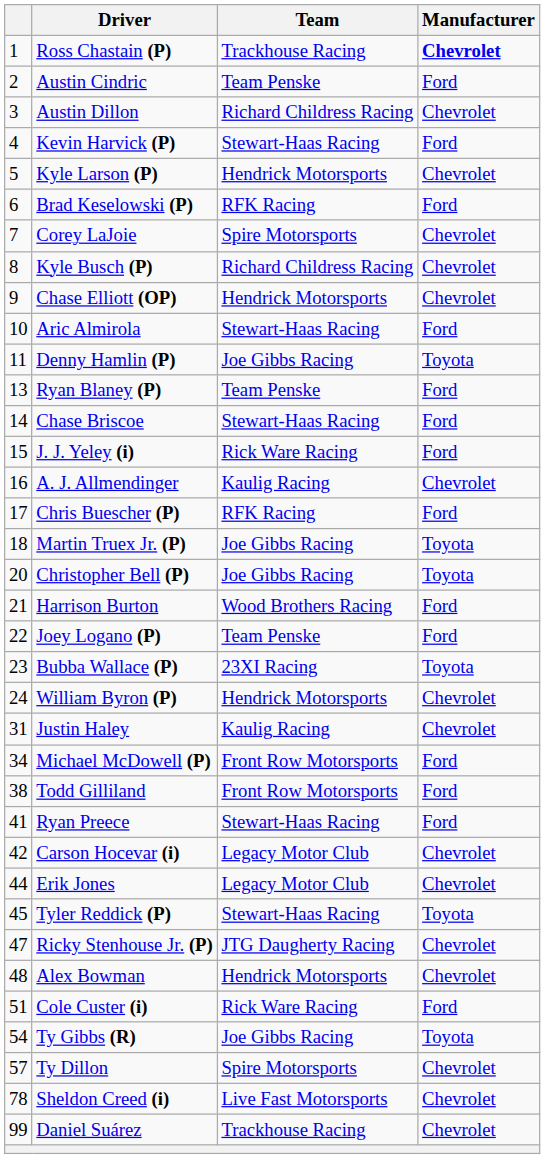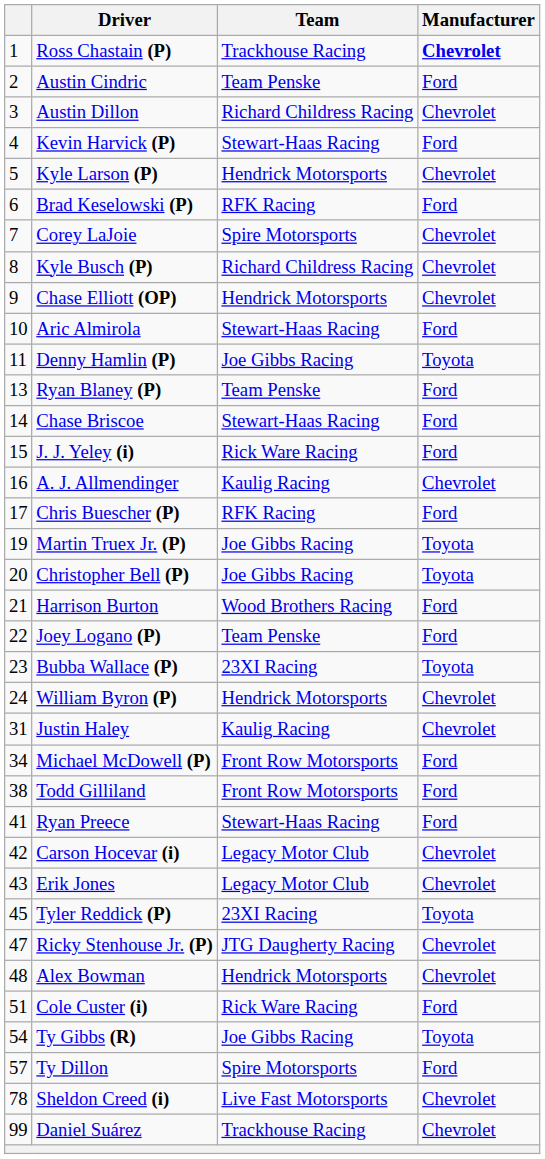(18, 544) 18 -> (18, 544) 19
(18, 883) 44 -> (18, 883) 43
(301, 914) Stewart-Haas Racing -> (269, 914) 23XI Racing
(459, 1068) Chevrolet -> (440, 1068) Ford
